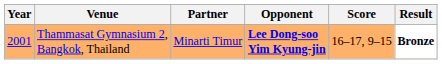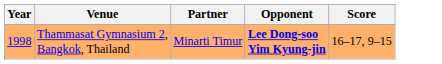- column: (416, 14)
(19, 41) 2001 -> (19, 41) 1998
